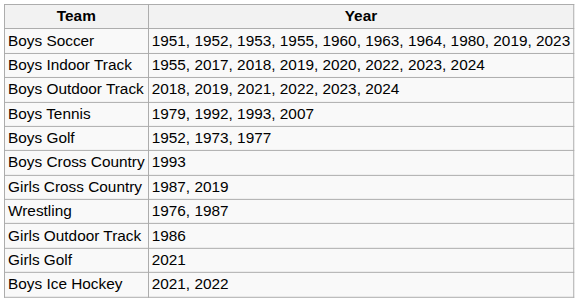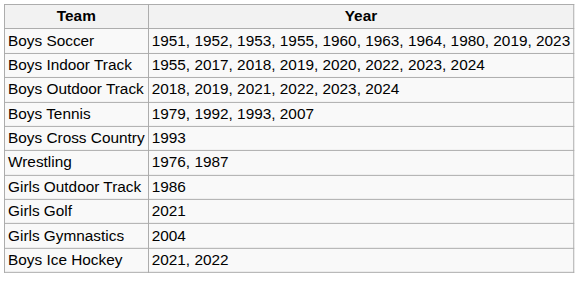- row: (41, 138)
- row: (75, 187)
+ row: (66, 235)
